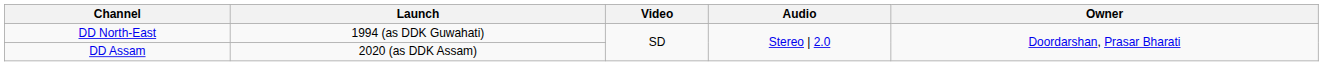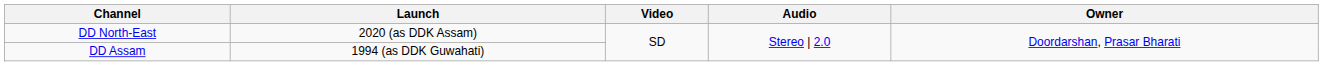(418, 33) 1994 (as DDK Guwahati) -> (418, 33) 2020 (as DDK Assam)
(418, 52) 2020 (as DDK Assam) -> (418, 52) 1994 (as DDK Guwahati)
